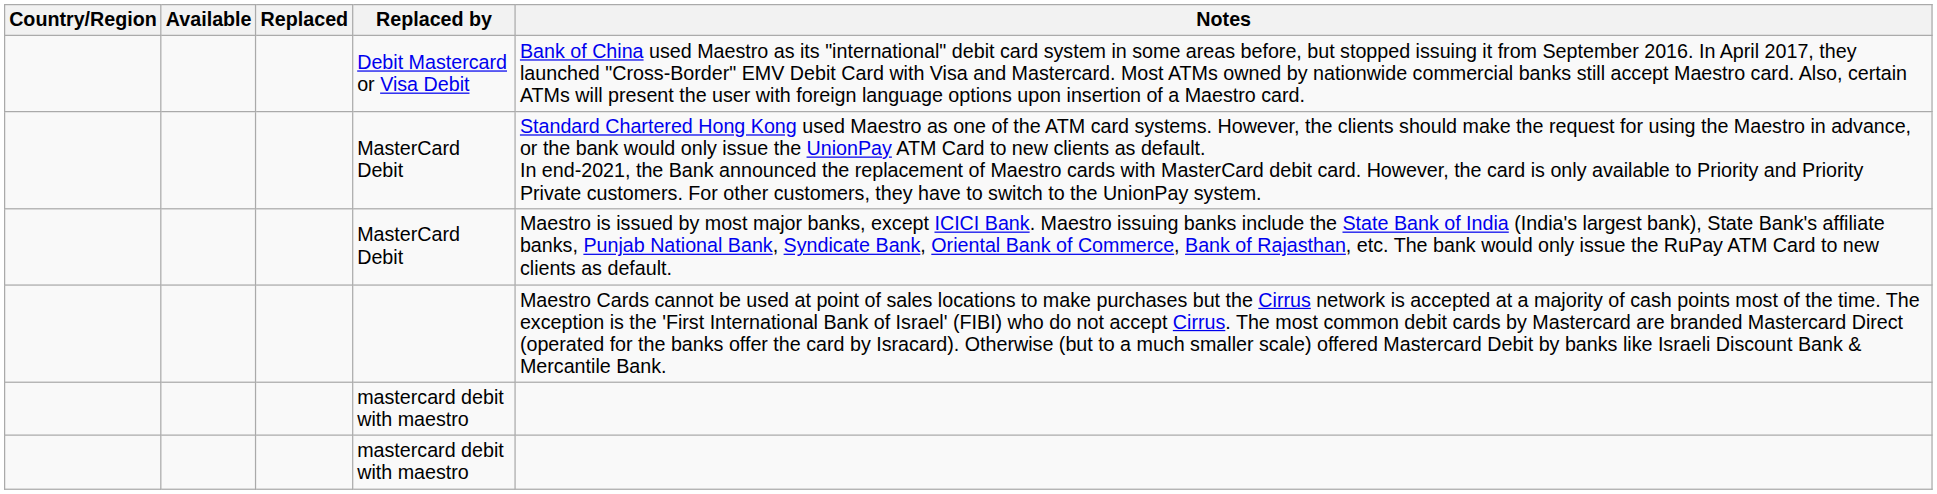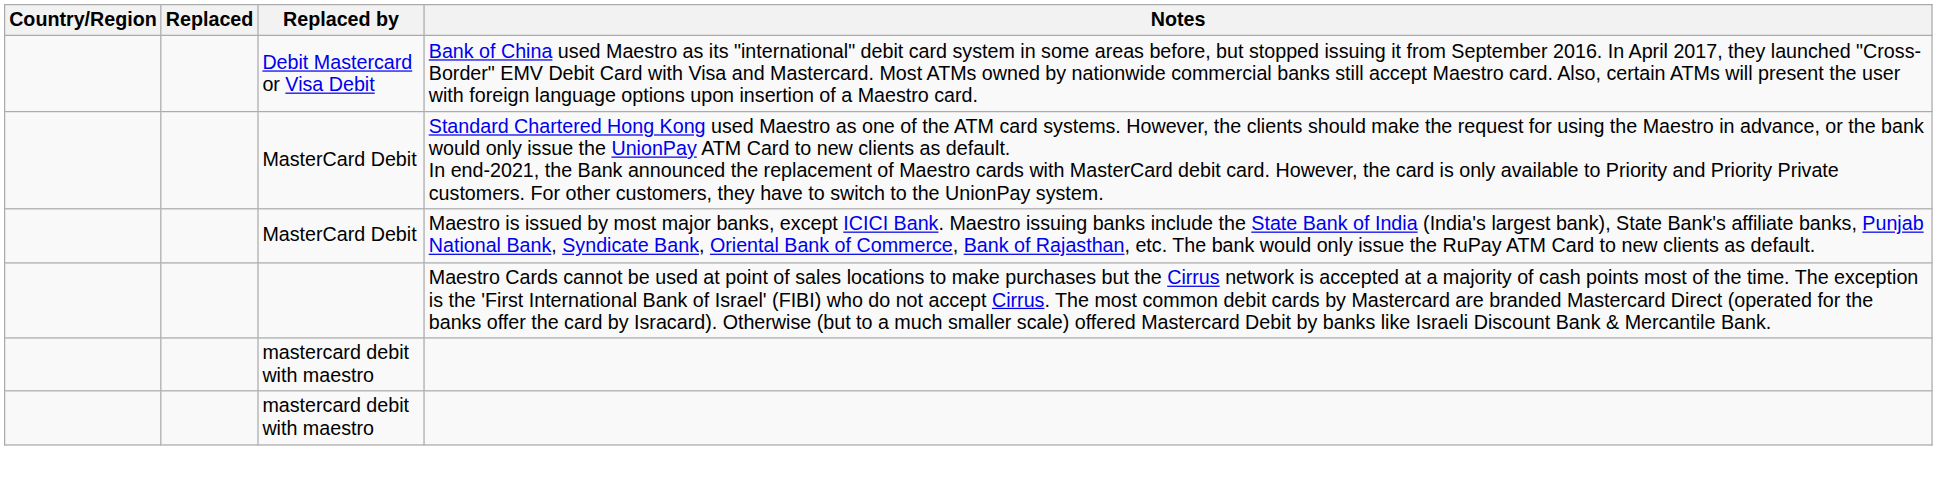- column: (209, 20)
